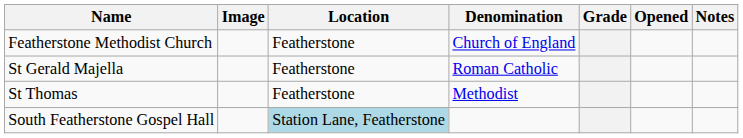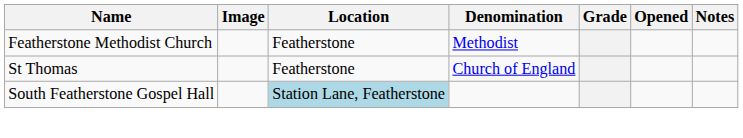(514, 42) Church of England -> (485, 42) Methodist
- row: (66, 68)
(485, 94) Methodist -> (514, 68) Church of England
